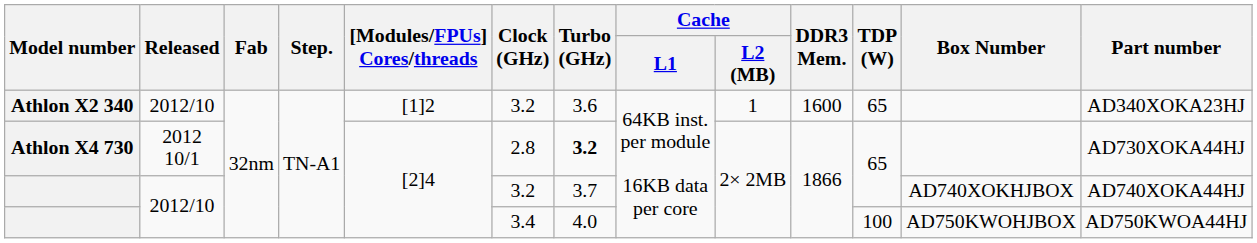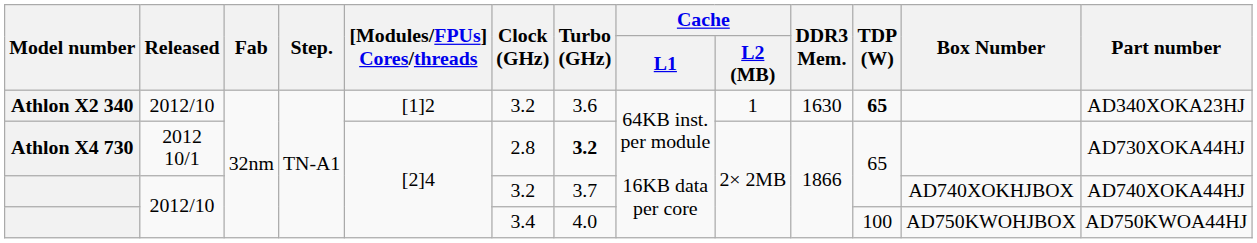(822, 105) 1600 -> (822, 105) 1630
(877, 105) normal -> (877, 105) bold
